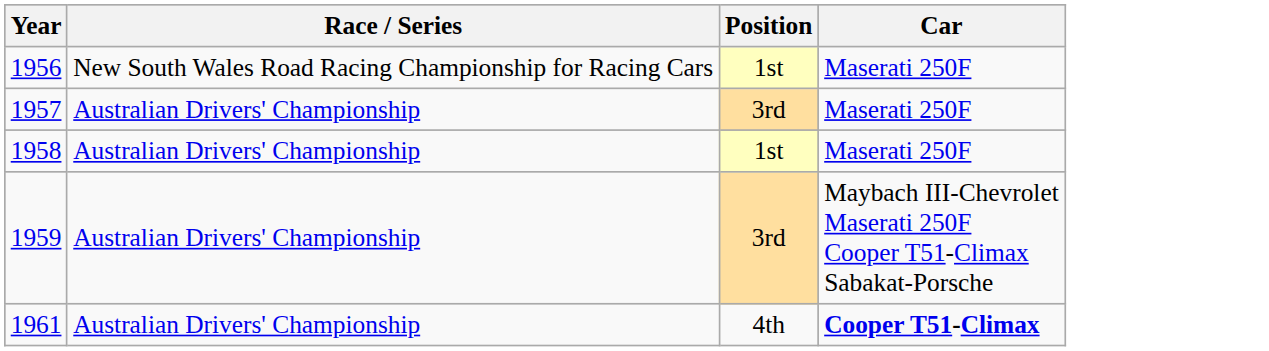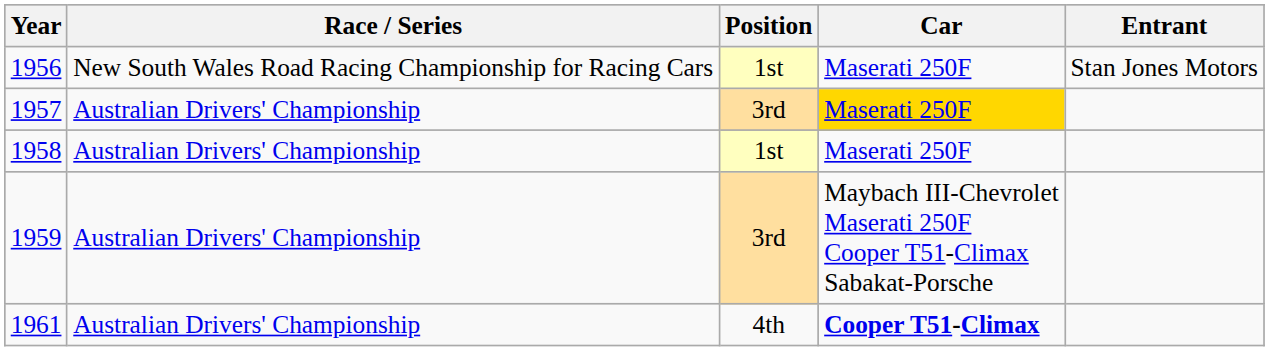+ column: (1164, 25)
(898, 109) no background -> (898, 109) gold background
